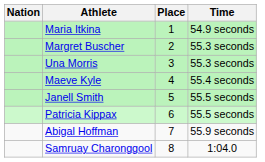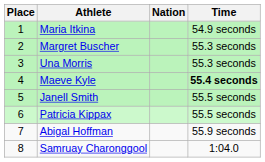columns swapped: (171, 13) <-> (23, 13)
(222, 81) normal -> (224, 81) bold
